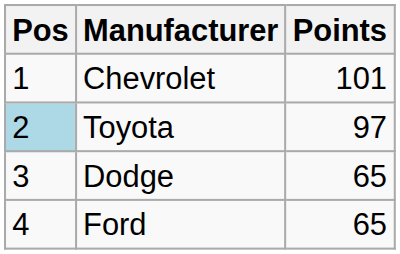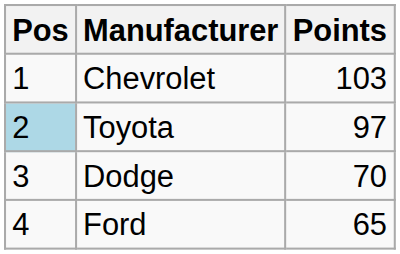(361, 78) 101 -> (361, 78) 103
(370, 176) 65 -> (370, 176) 70
